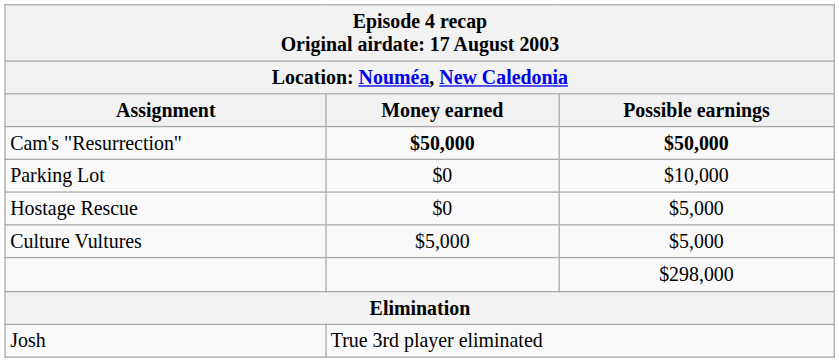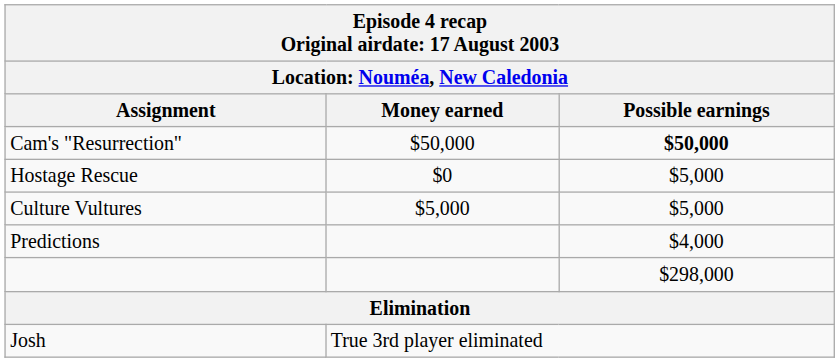(442, 143) bold -> (442, 143) normal
- row: (57, 175)
+ row: (55, 241)
